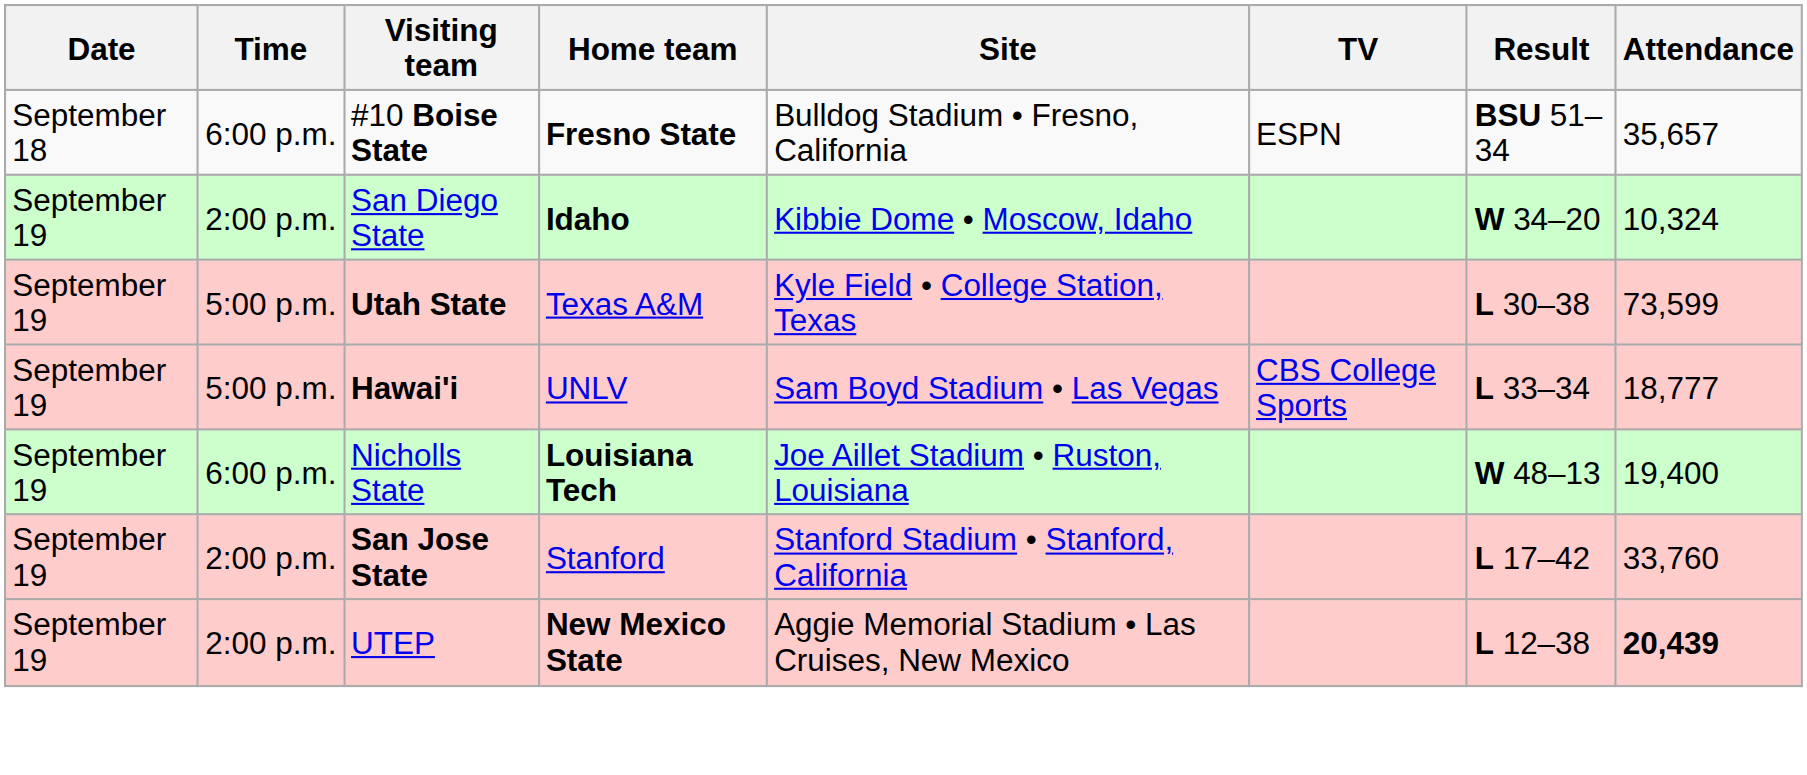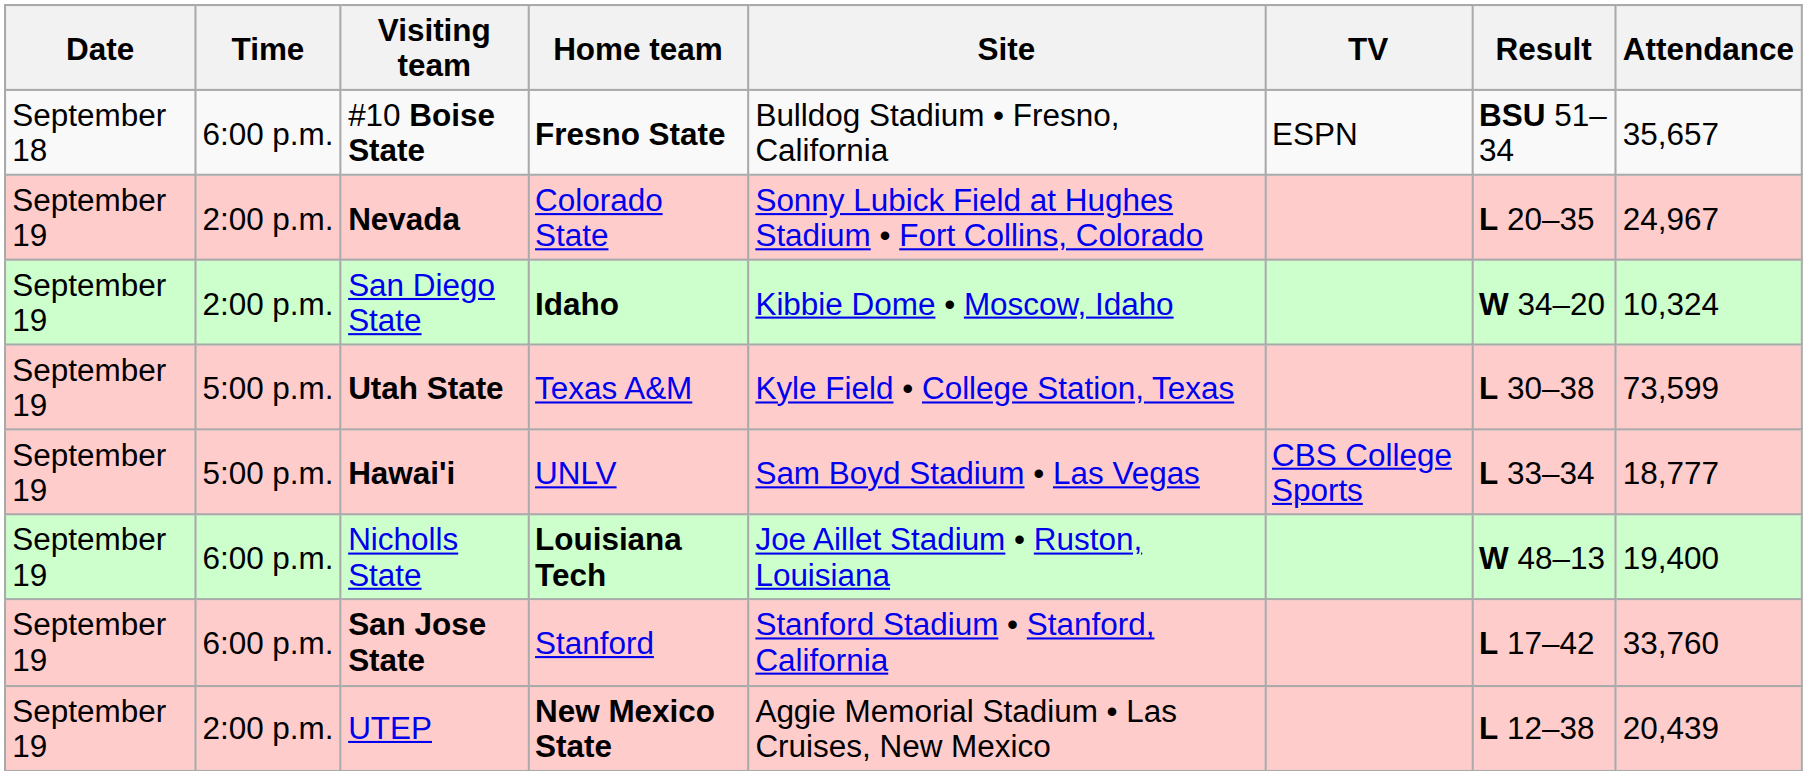+ row: (404, 218)
(271, 558) 2:00 p.m. -> (268, 643) 6:00 p.m.
(1671, 643) bold -> (1671, 728) normal
